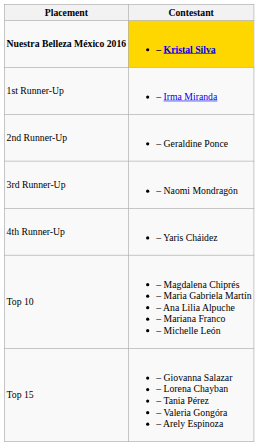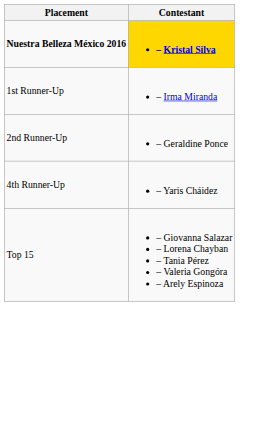- row: (36, 185)
- row: (20, 302)
